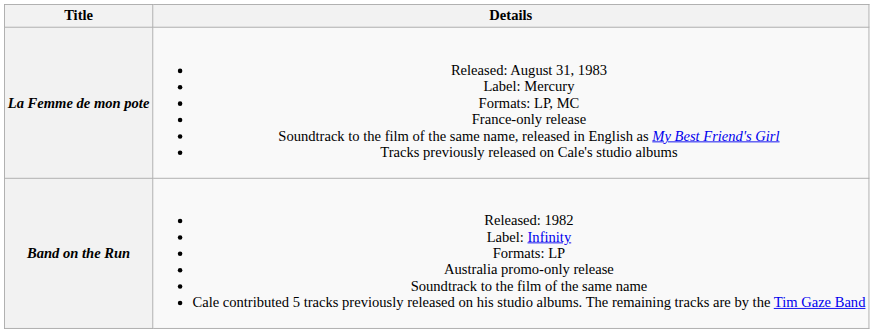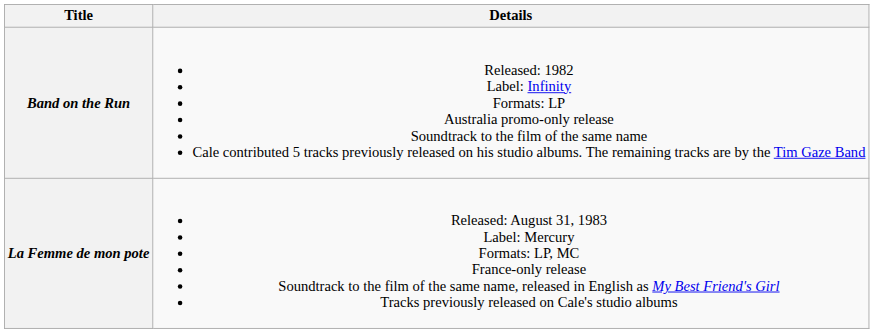rows swapped: (79, 253) <-> (79, 102)
